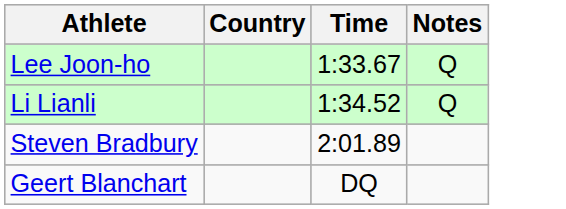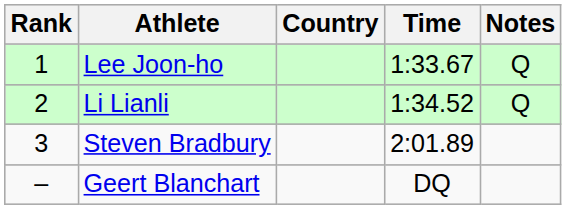+ column: (41, 24)
